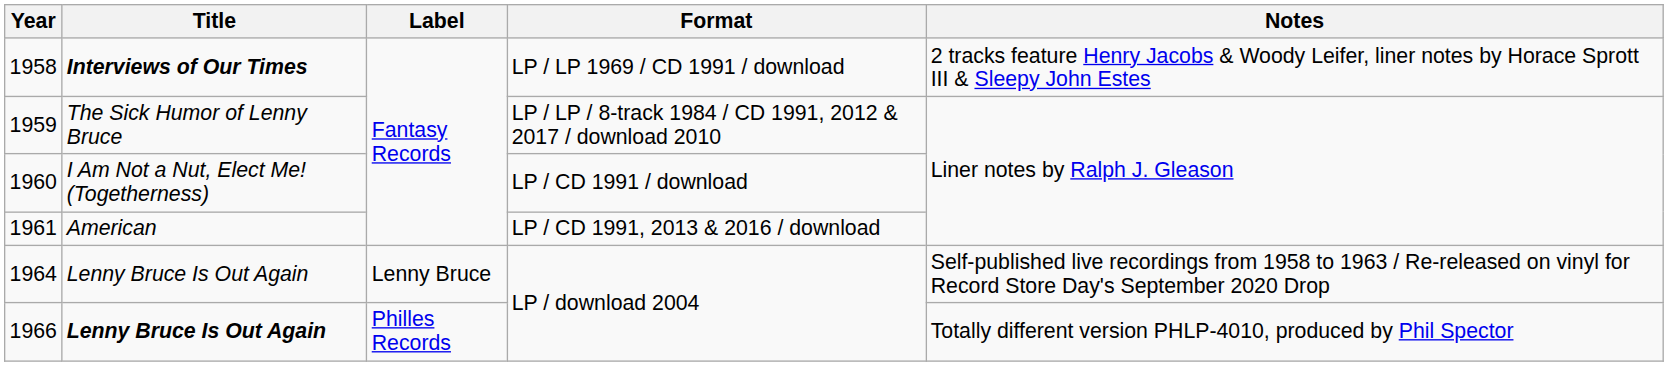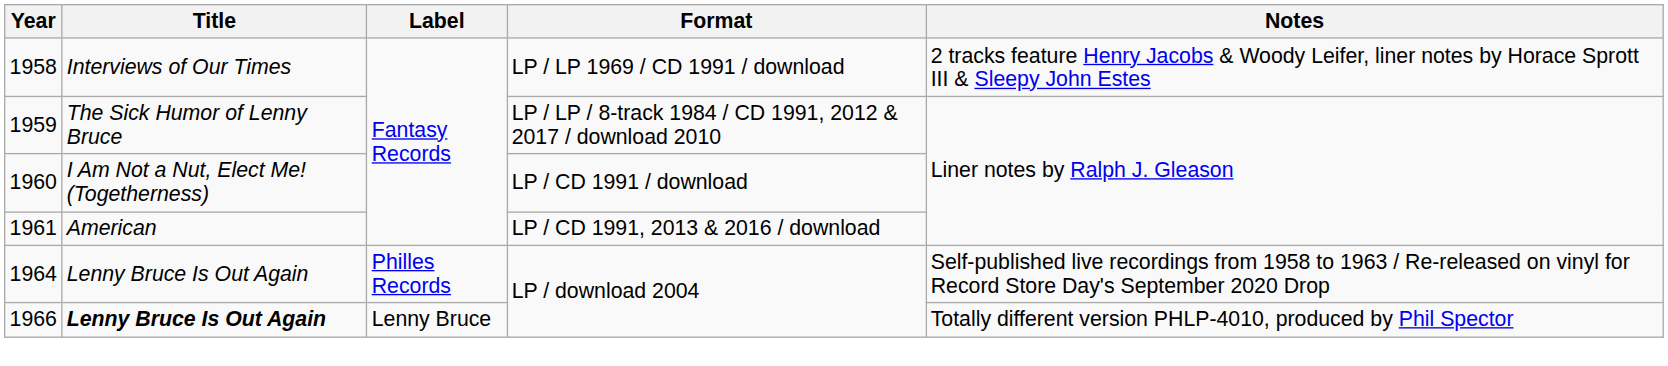(187, 67) bold -> (179, 67) normal
(431, 273) Lenny Bruce -> (411, 273) Philles Records
(411, 331) Philles Records -> (431, 319) Lenny Bruce
